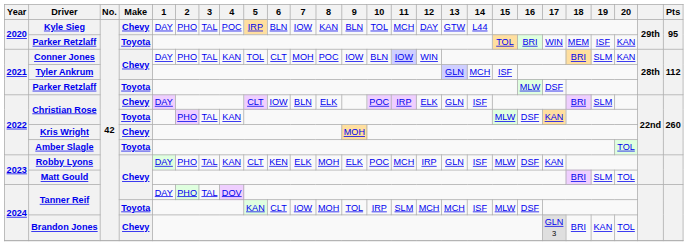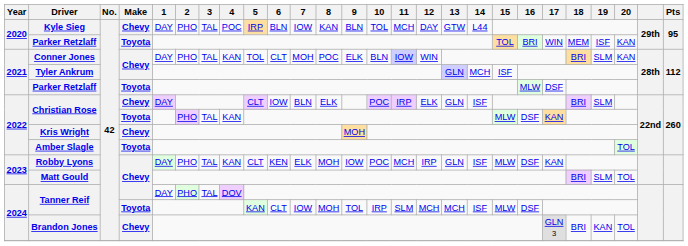(354, 57) IOW -> (354, 57) ELK
(354, 162) ELK -> (354, 162) IOW
